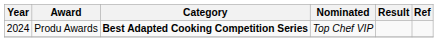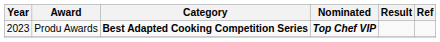(18, 28) 2024 -> (18, 28) 2023
(343, 28) normal -> (344, 28) bold
